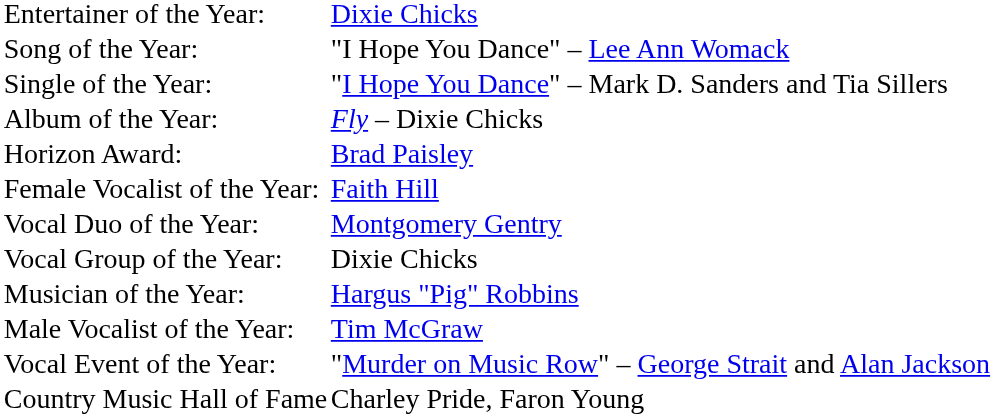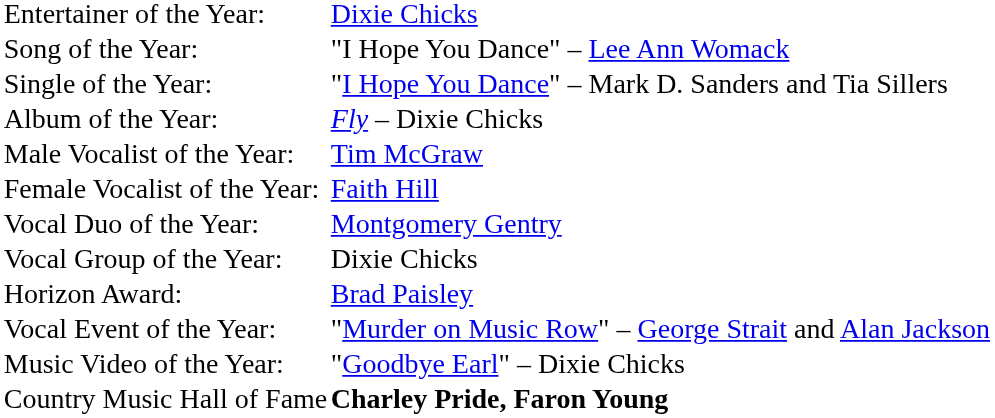rows swapped: (149, 329) <-> (93, 154)
- row: (124, 294)
+ row: (144, 364)
(488, 399) normal -> (500, 399) bold
